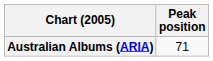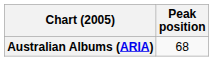(182, 46) 71 -> (182, 46) 68
